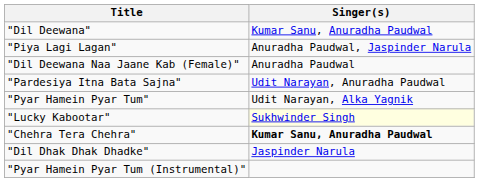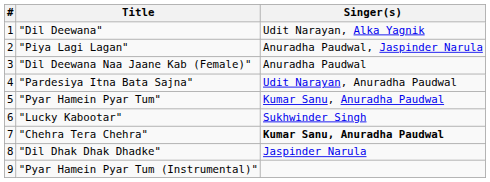+ column: (10, 13)
(342, 31) Kumar Sanu, Anuradha Paudwal -> (344, 31) Udit Narayan, Alka Yagnik
(332, 100) Udit Narayan, Alka Yagnik -> (354, 100) Kumar Sanu, Anuradha Paudwal
(303, 118) lightyellow background -> (315, 118) no background
